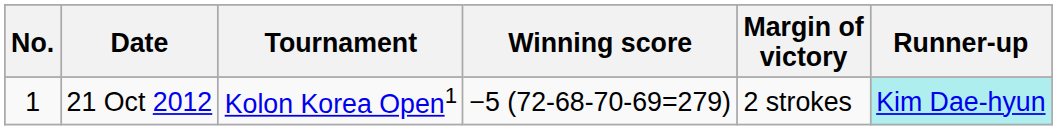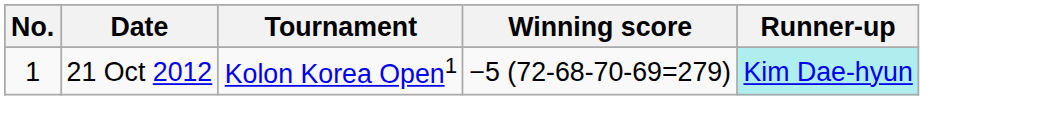- column: (804, 41)
